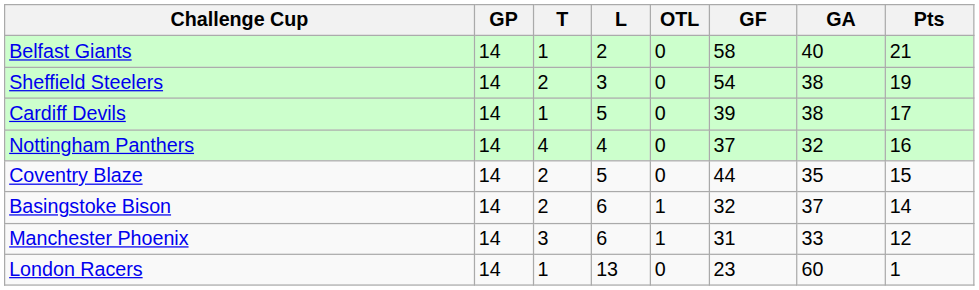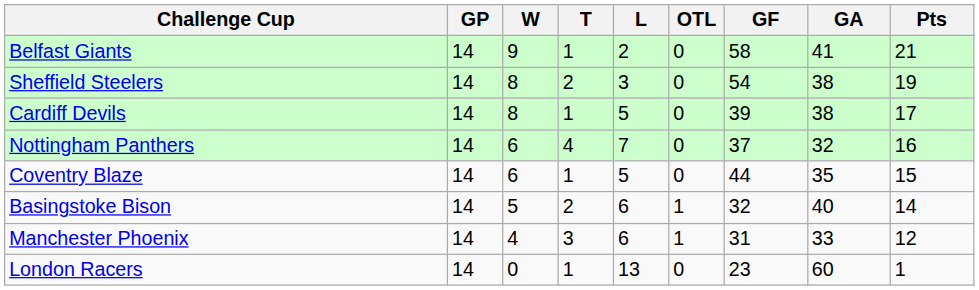+ column: (530, 20)
(813, 51) 40 -> (823, 51) 41
(602, 144) 4 -> (623, 144) 7
(543, 176) 2 -> (568, 176) 1
(813, 207) 37 -> (823, 207) 40
